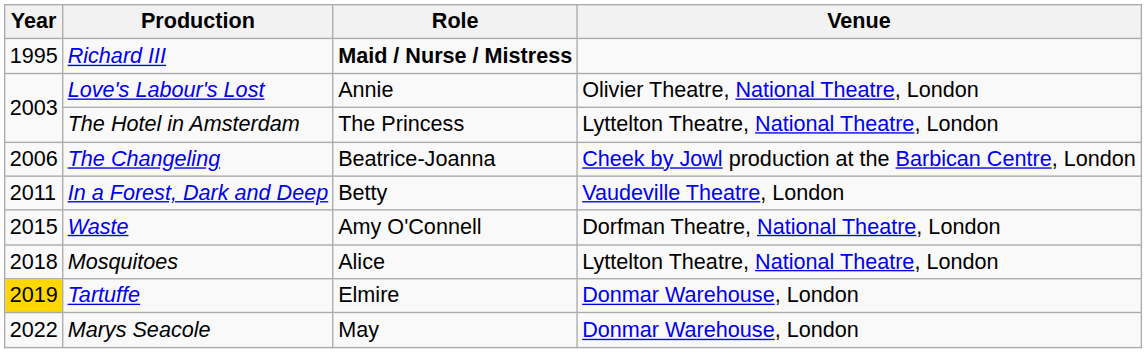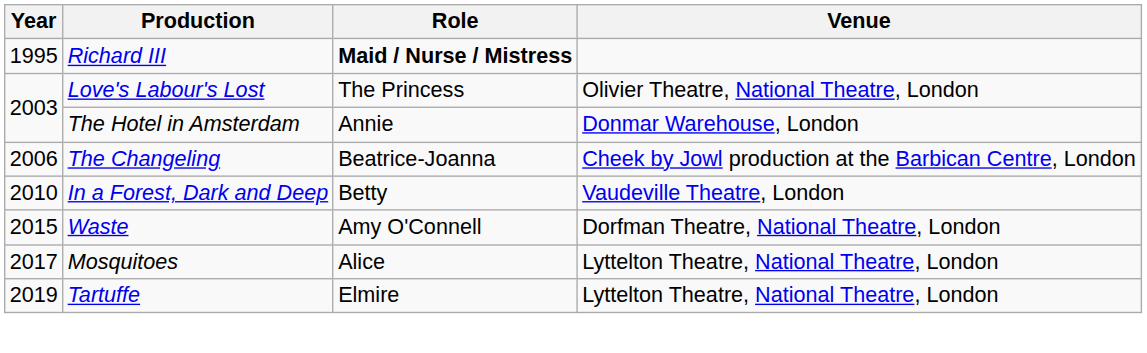(366, 90) Annie -> (401, 90) The Princess
(401, 124) The Princess -> (366, 124) Annie
(790, 124) Lyttelton Theatre, National Theatre, London -> (720, 124) Donmar Warehouse, London
(33, 192) 2011 -> (34, 192) 2010
(34, 261) 2018 -> (34, 261) 2017
(34, 295) gold background -> (34, 295) no background
(720, 295) Donmar Warehouse, London -> (790, 295) Lyttelton Theatre, National Theatre, London
- row: (139, 329)
